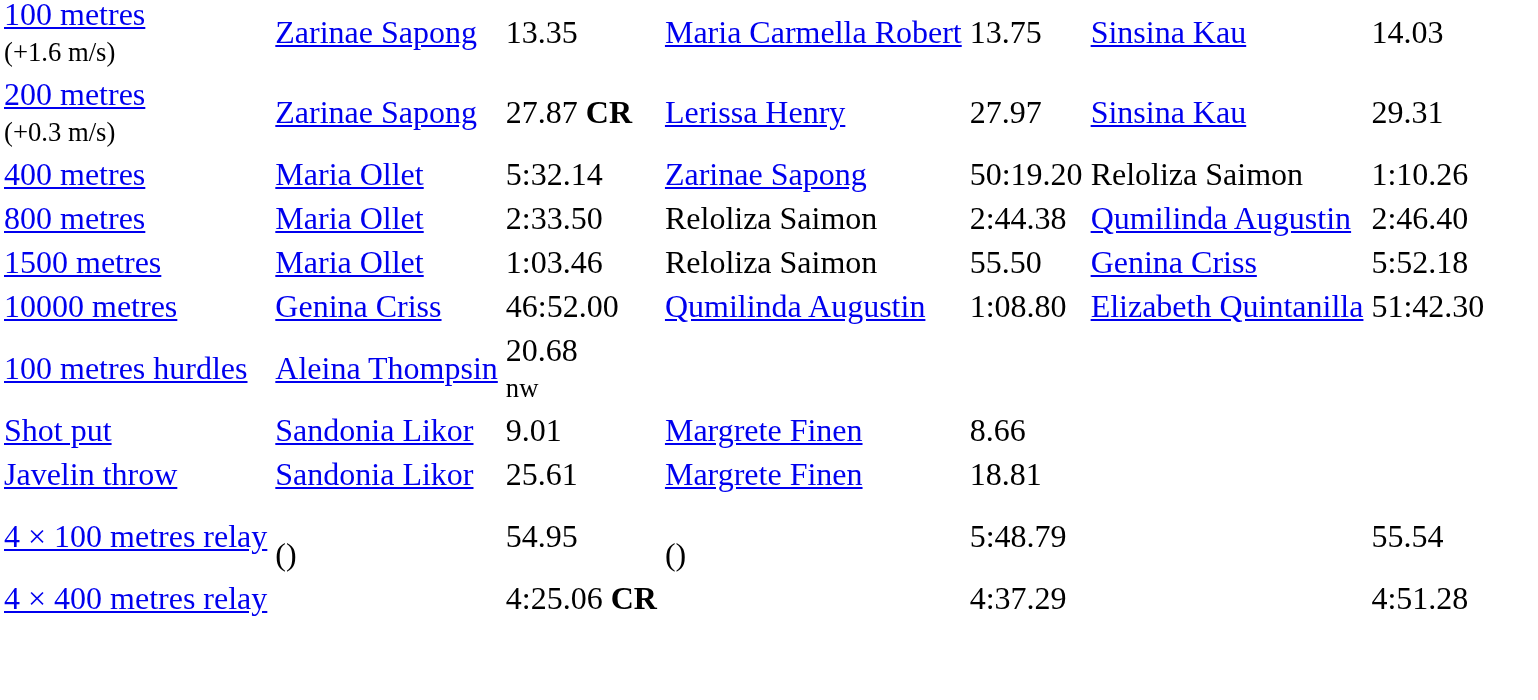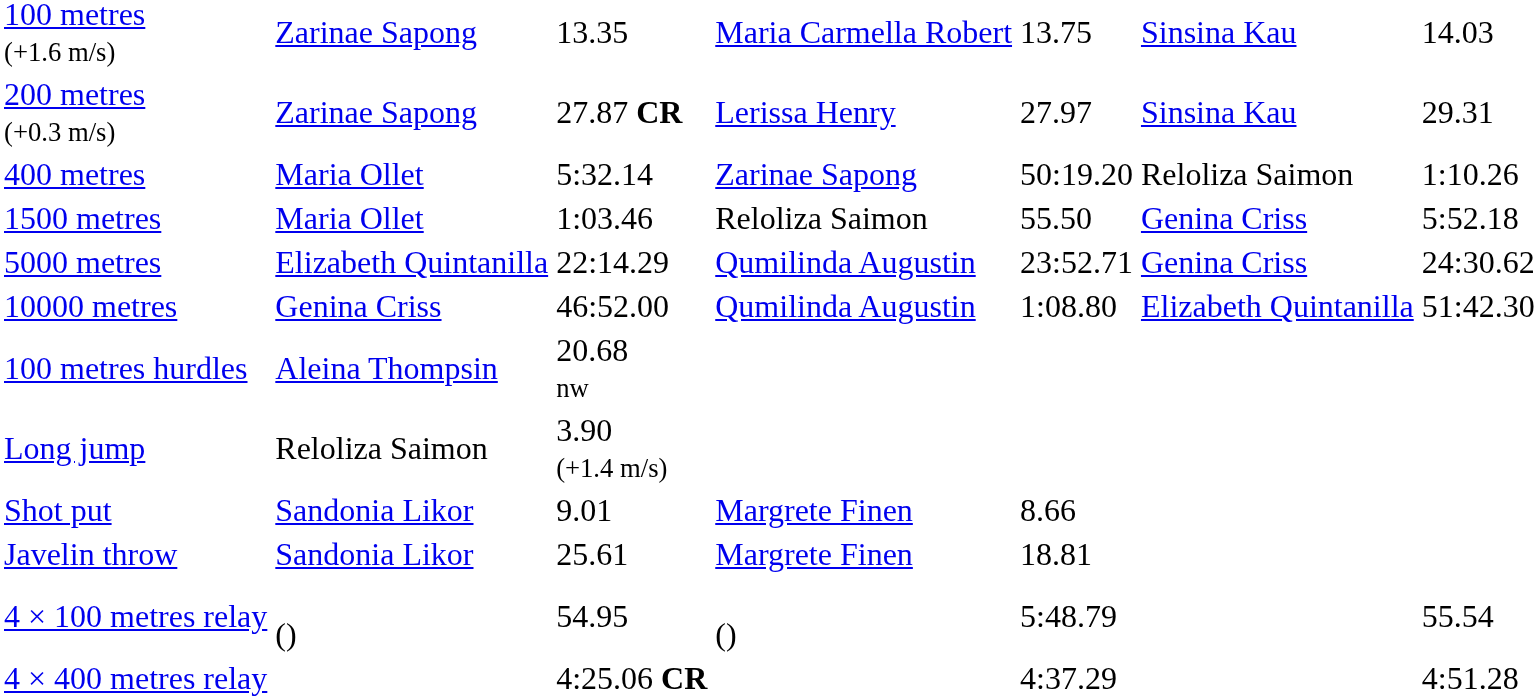- row: (75, 218)
+ row: (83, 262)
+ row: (75, 448)
